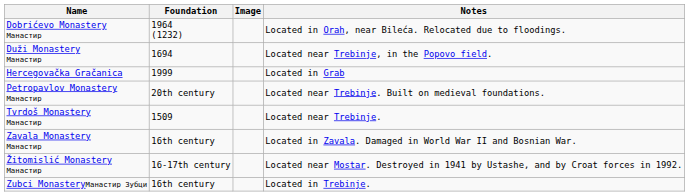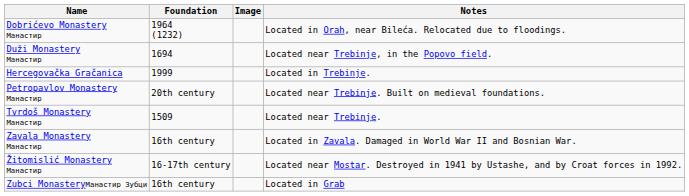(305, 74) Located in Grab -> (318, 74) Located in Trebinje.
(318, 185) Located in Trebinje. -> (305, 185) Located in Grab
